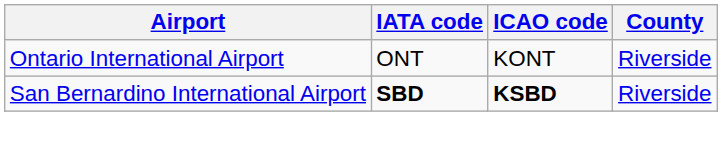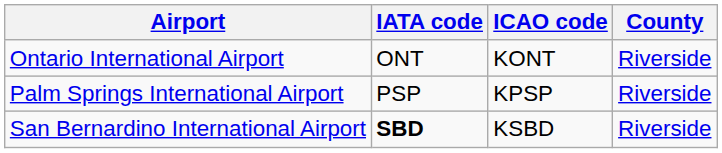+ row: (177, 93)
(525, 93) bold -> (524, 128) normal
